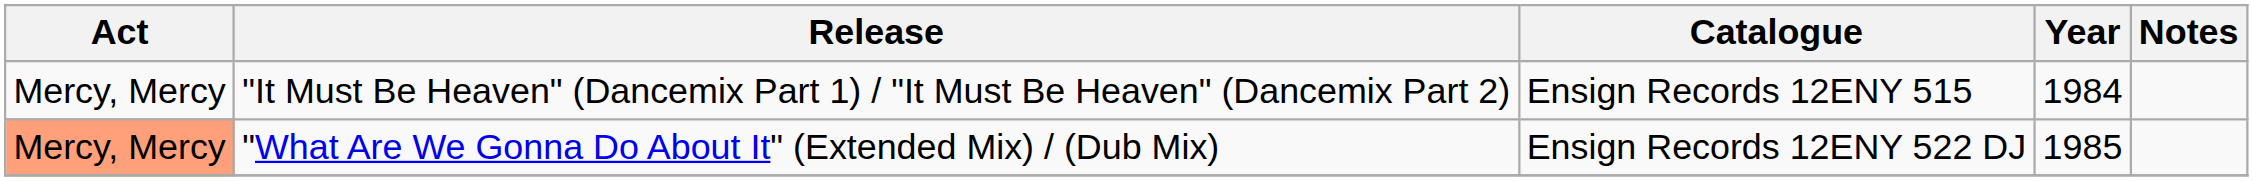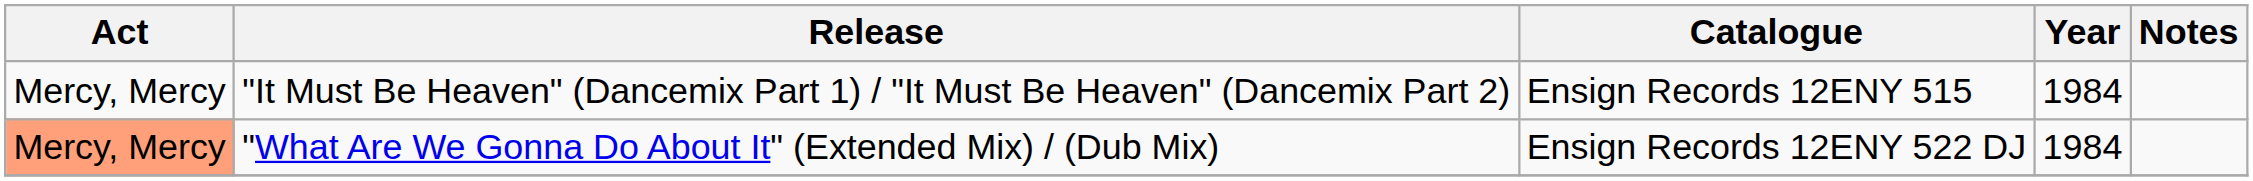(2082, 146) 1985 -> (2082, 146) 1984
